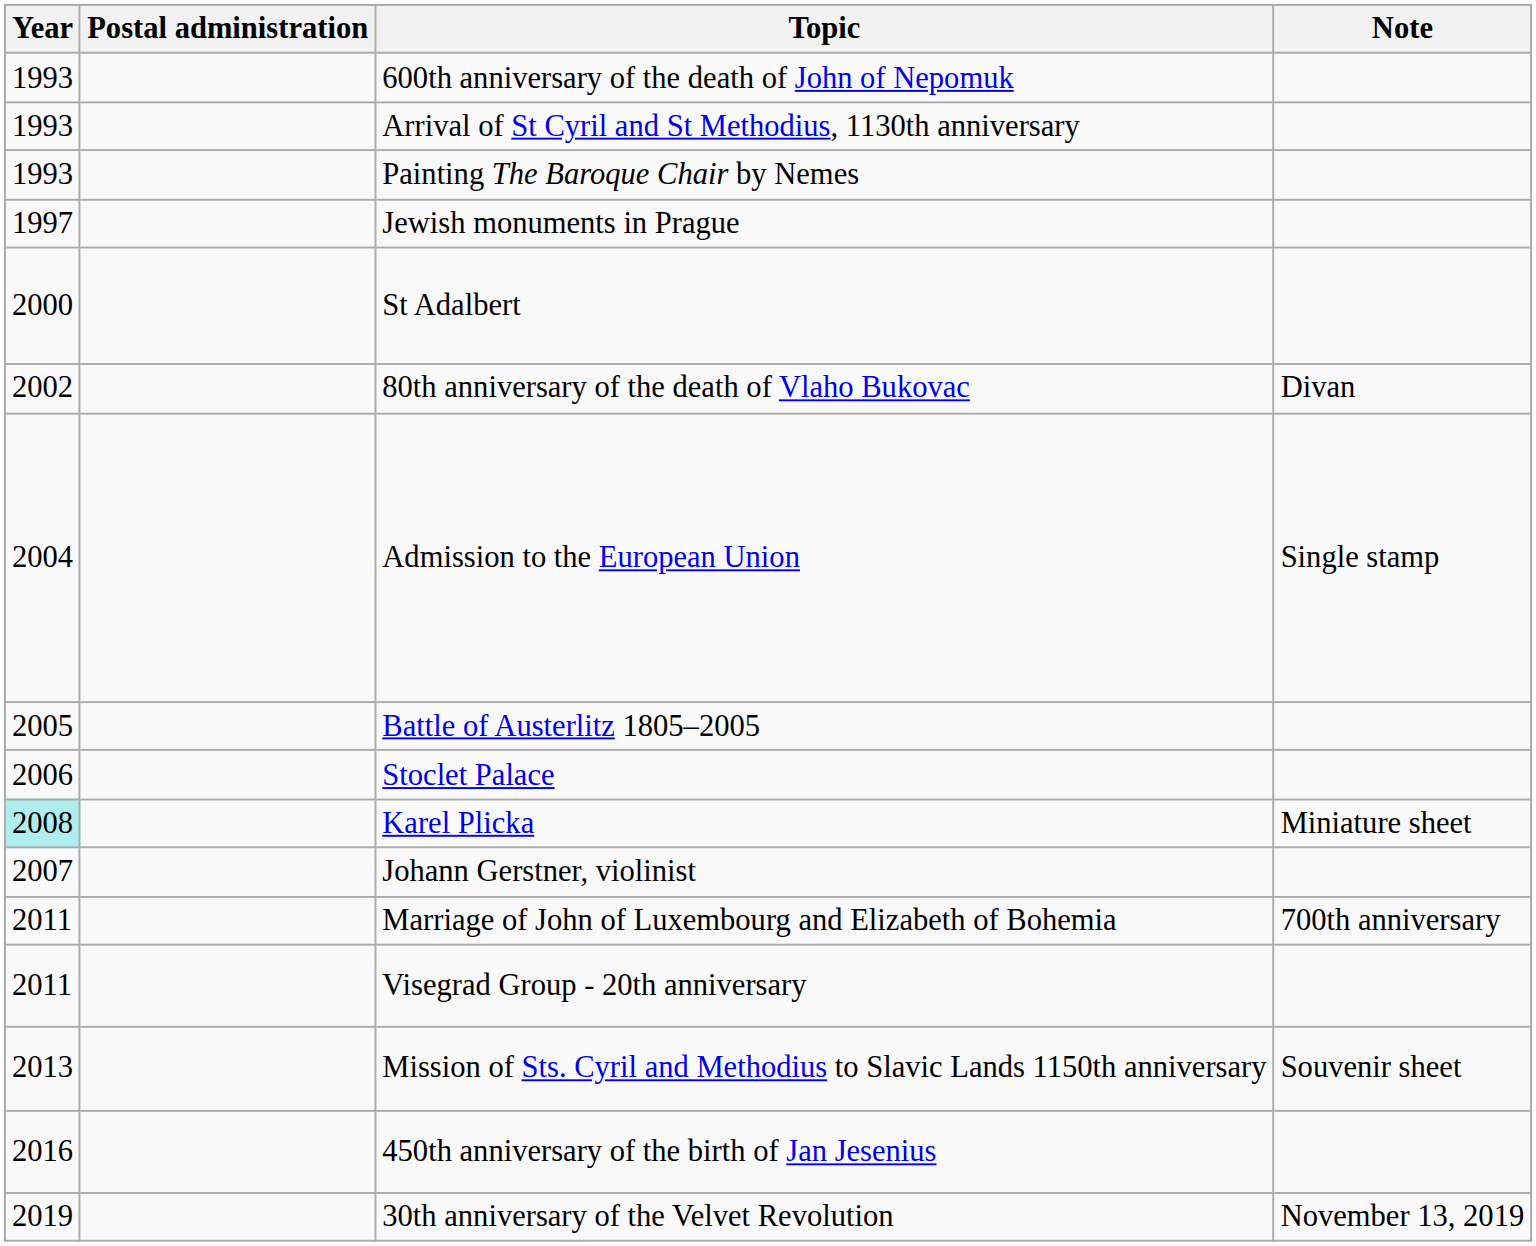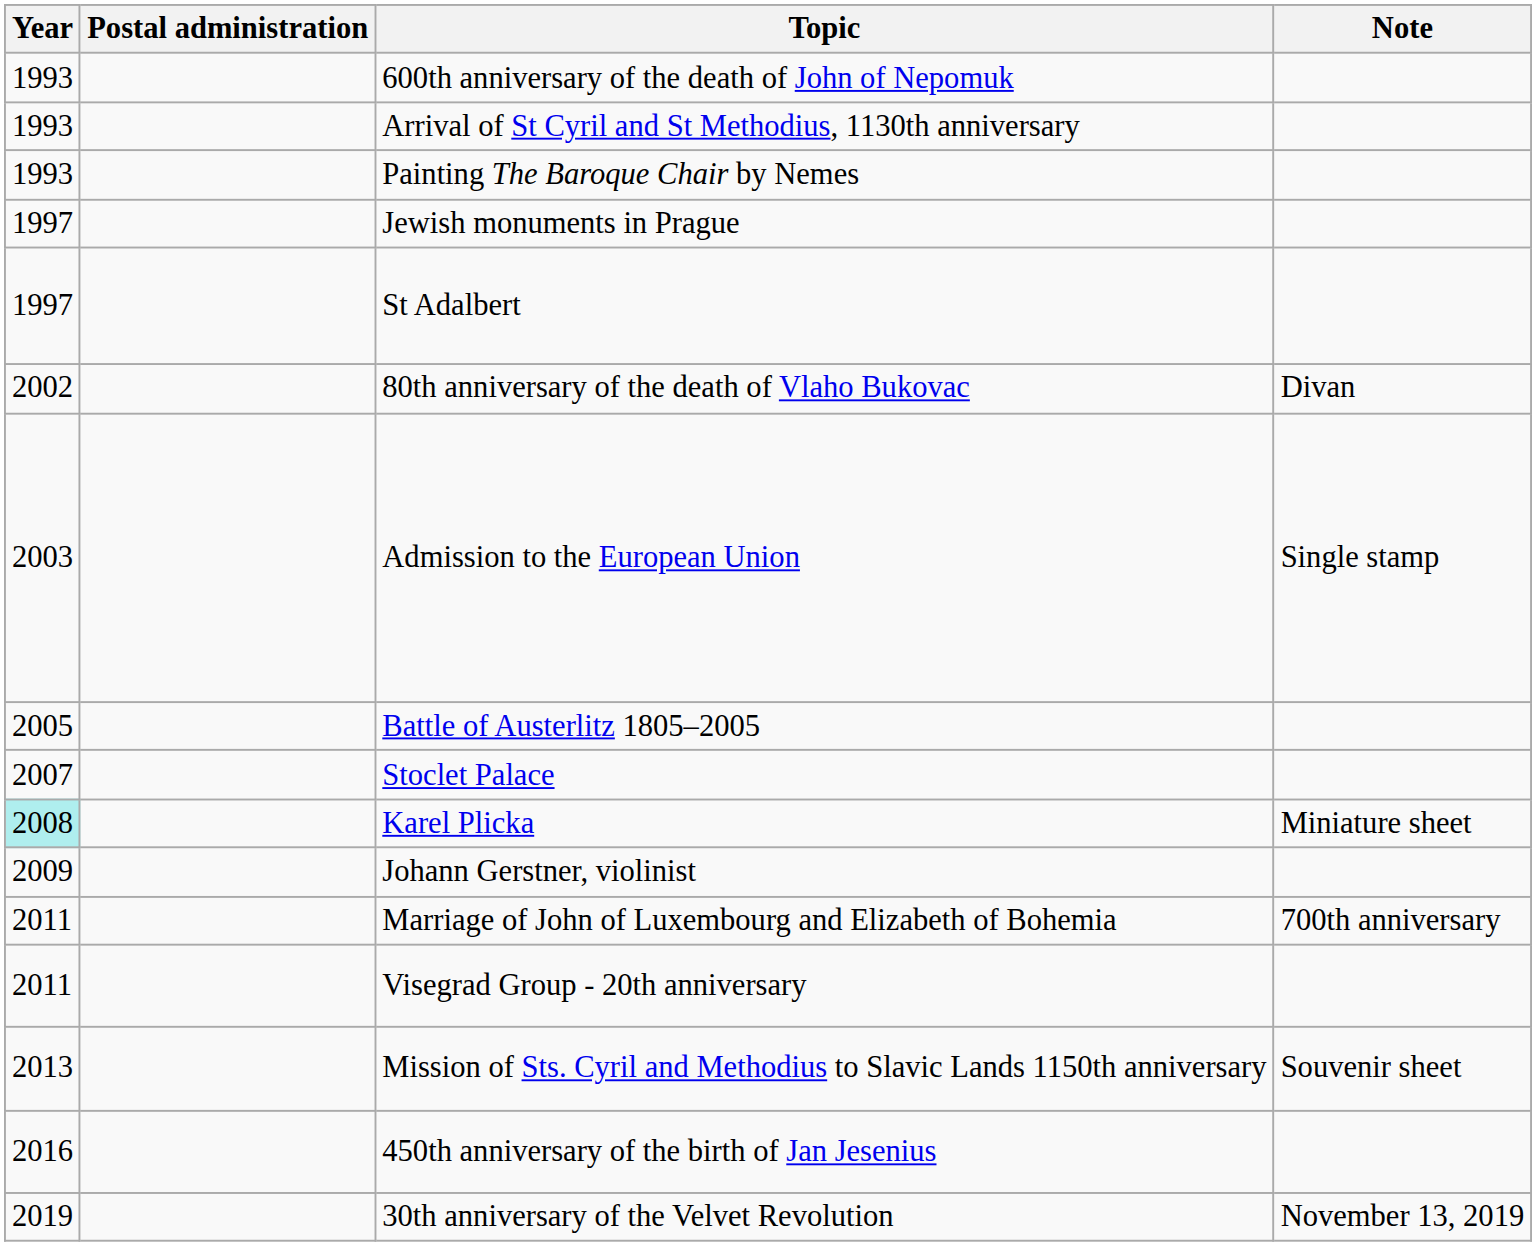(43, 305) 2000 -> (43, 305) 1997
(43, 557) 2004 -> (43, 557) 2003
(43, 774) 2006 -> (43, 774) 2007
(43, 871) 2007 -> (43, 871) 2009
